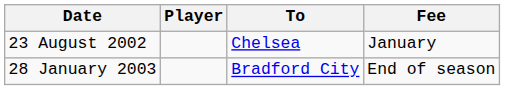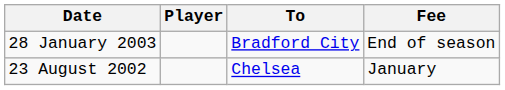rows swapped: (78, 45) <-> (83, 71)
